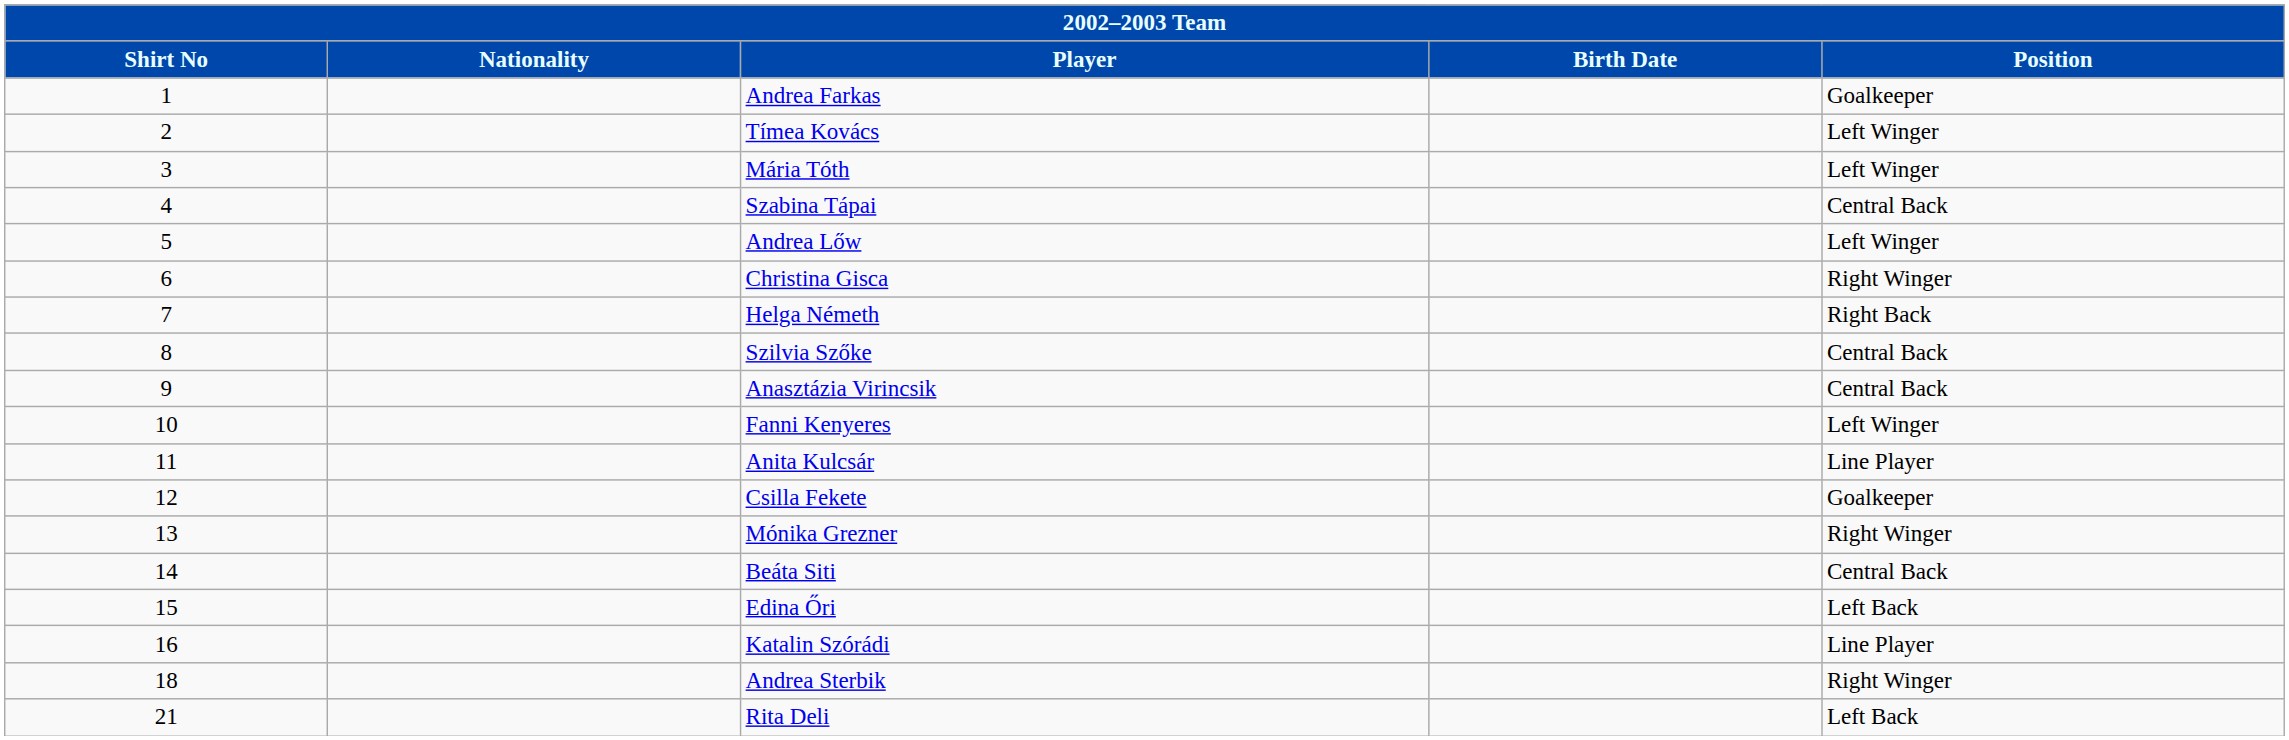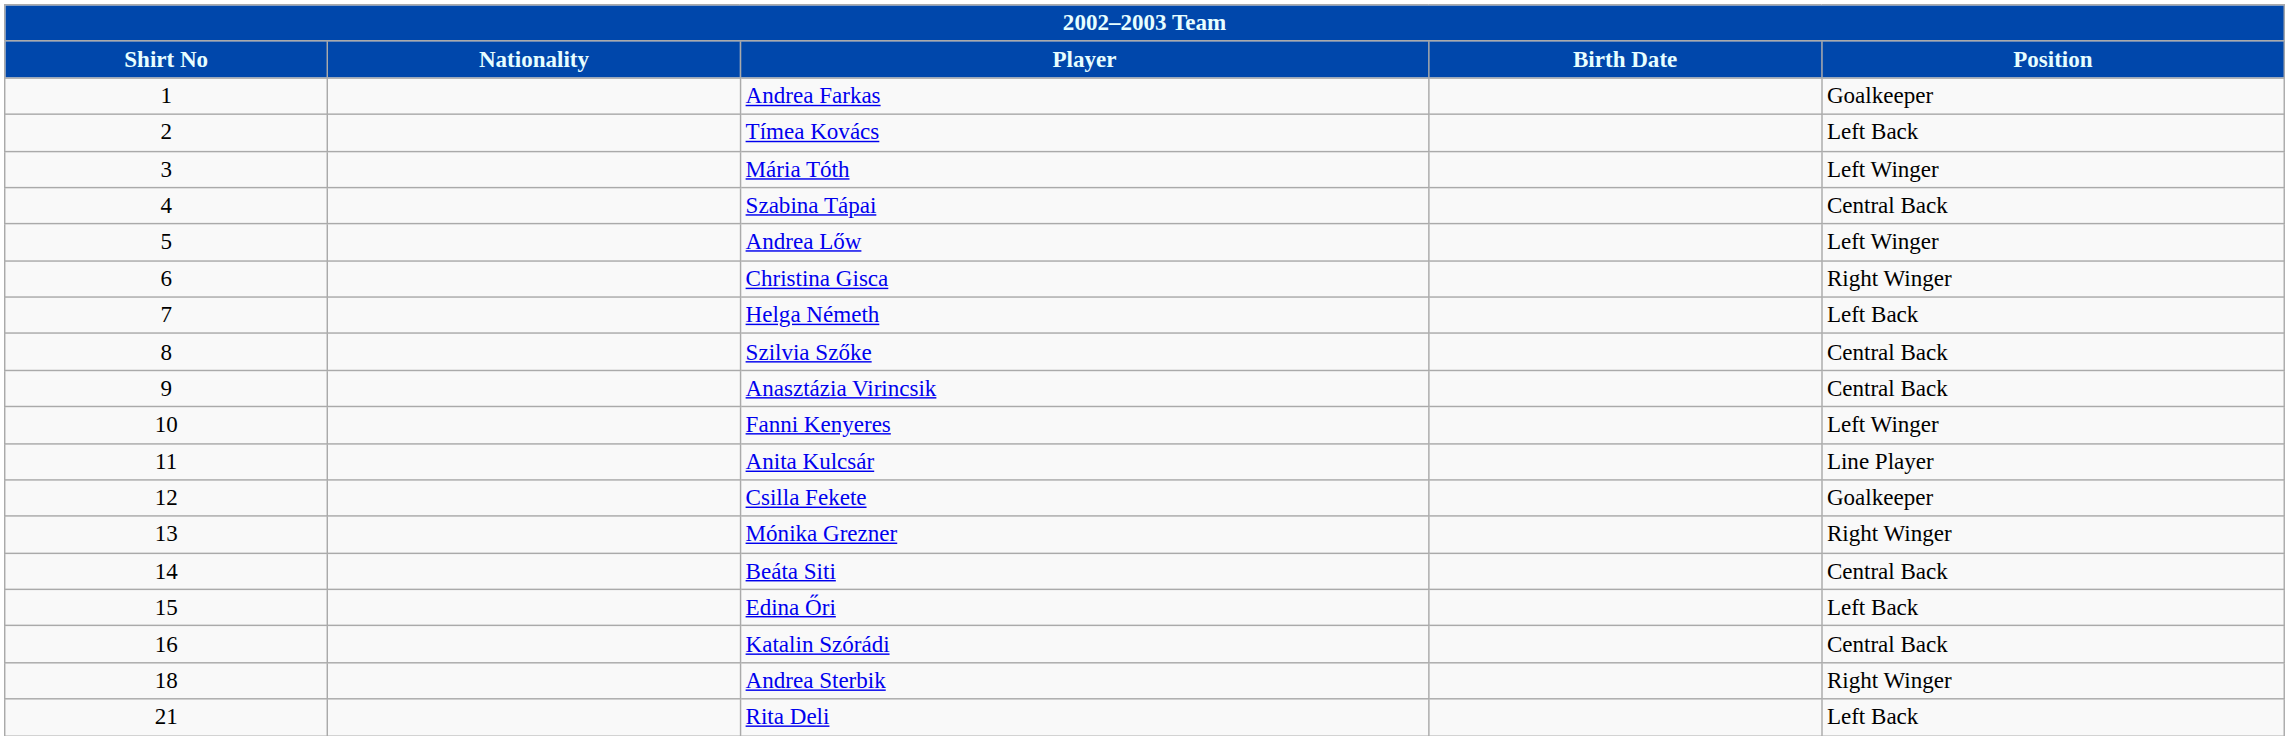(1883, 132) Left Winger -> (1873, 132) Left Back
(1879, 315) Right Back -> (1873, 315) Left Back
(1880, 643) Line Player -> (1887, 643) Central Back
